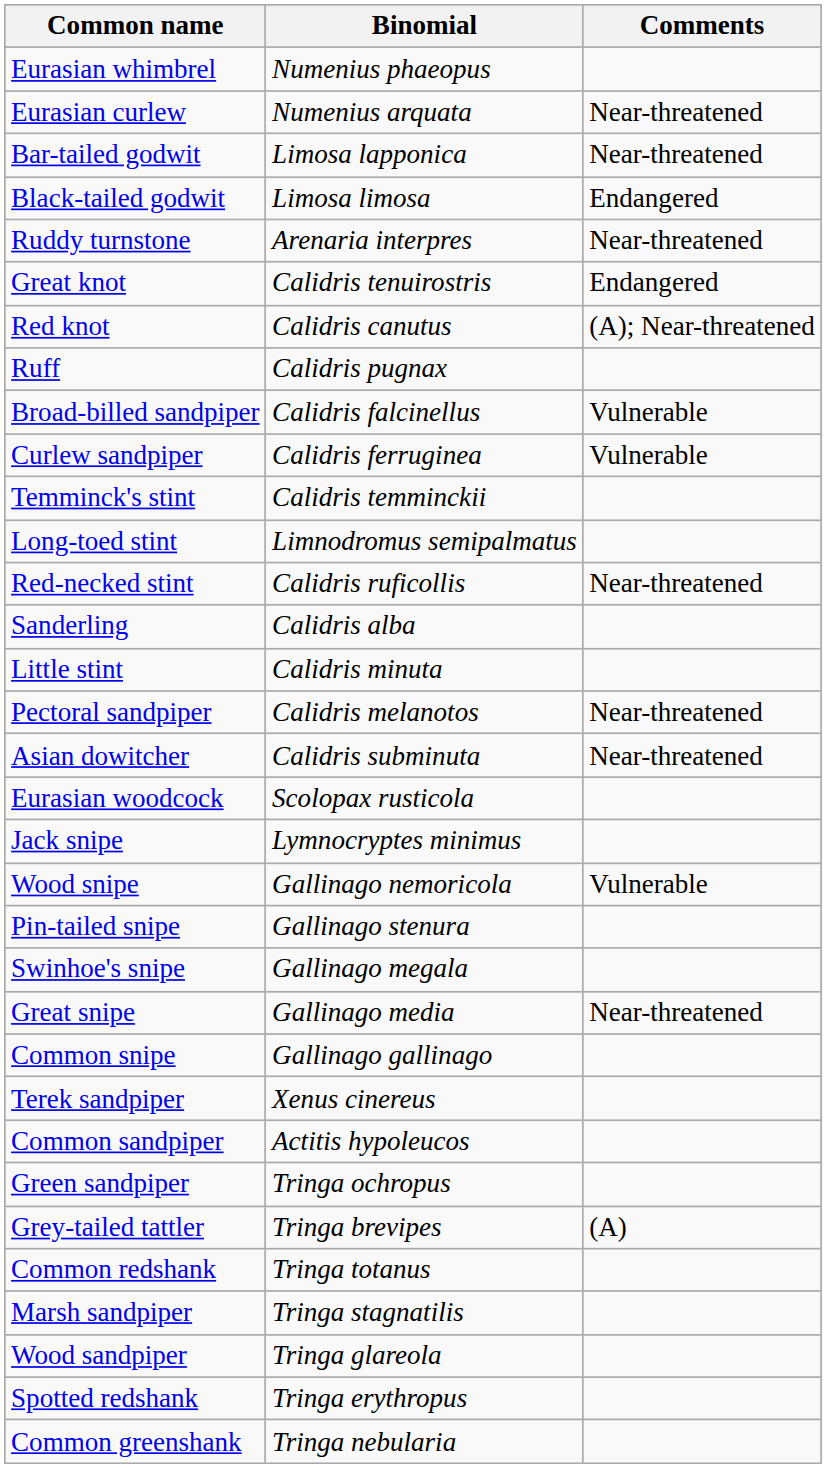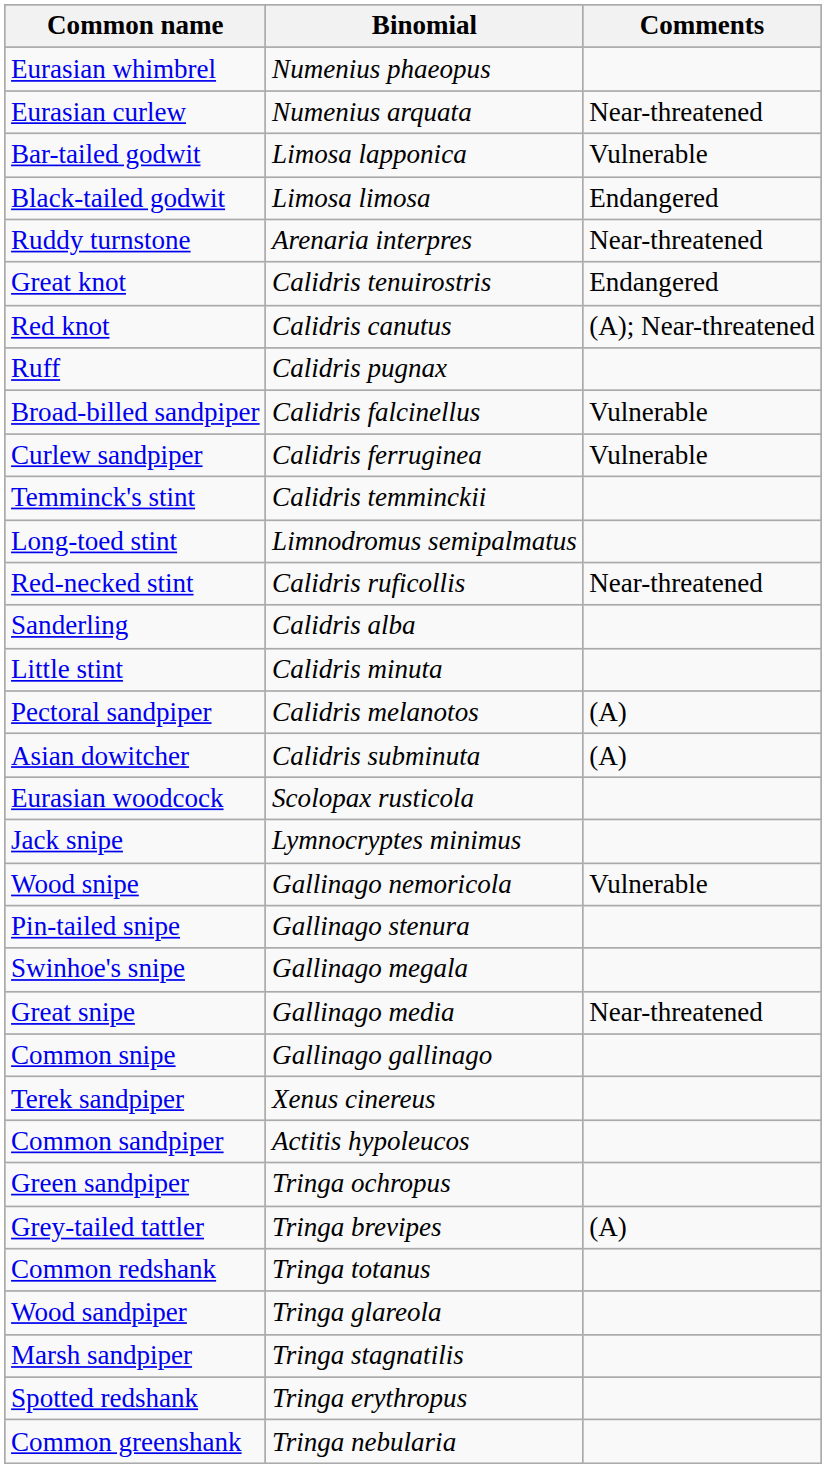(676, 154) Near-threatened -> (649, 154) Vulnerable
(676, 712) Near-threatened -> (608, 712) (A)
(676, 754) Near-threatened -> (608, 754) (A)
rows swapped: (102, 1312) <-> (99, 1355)
